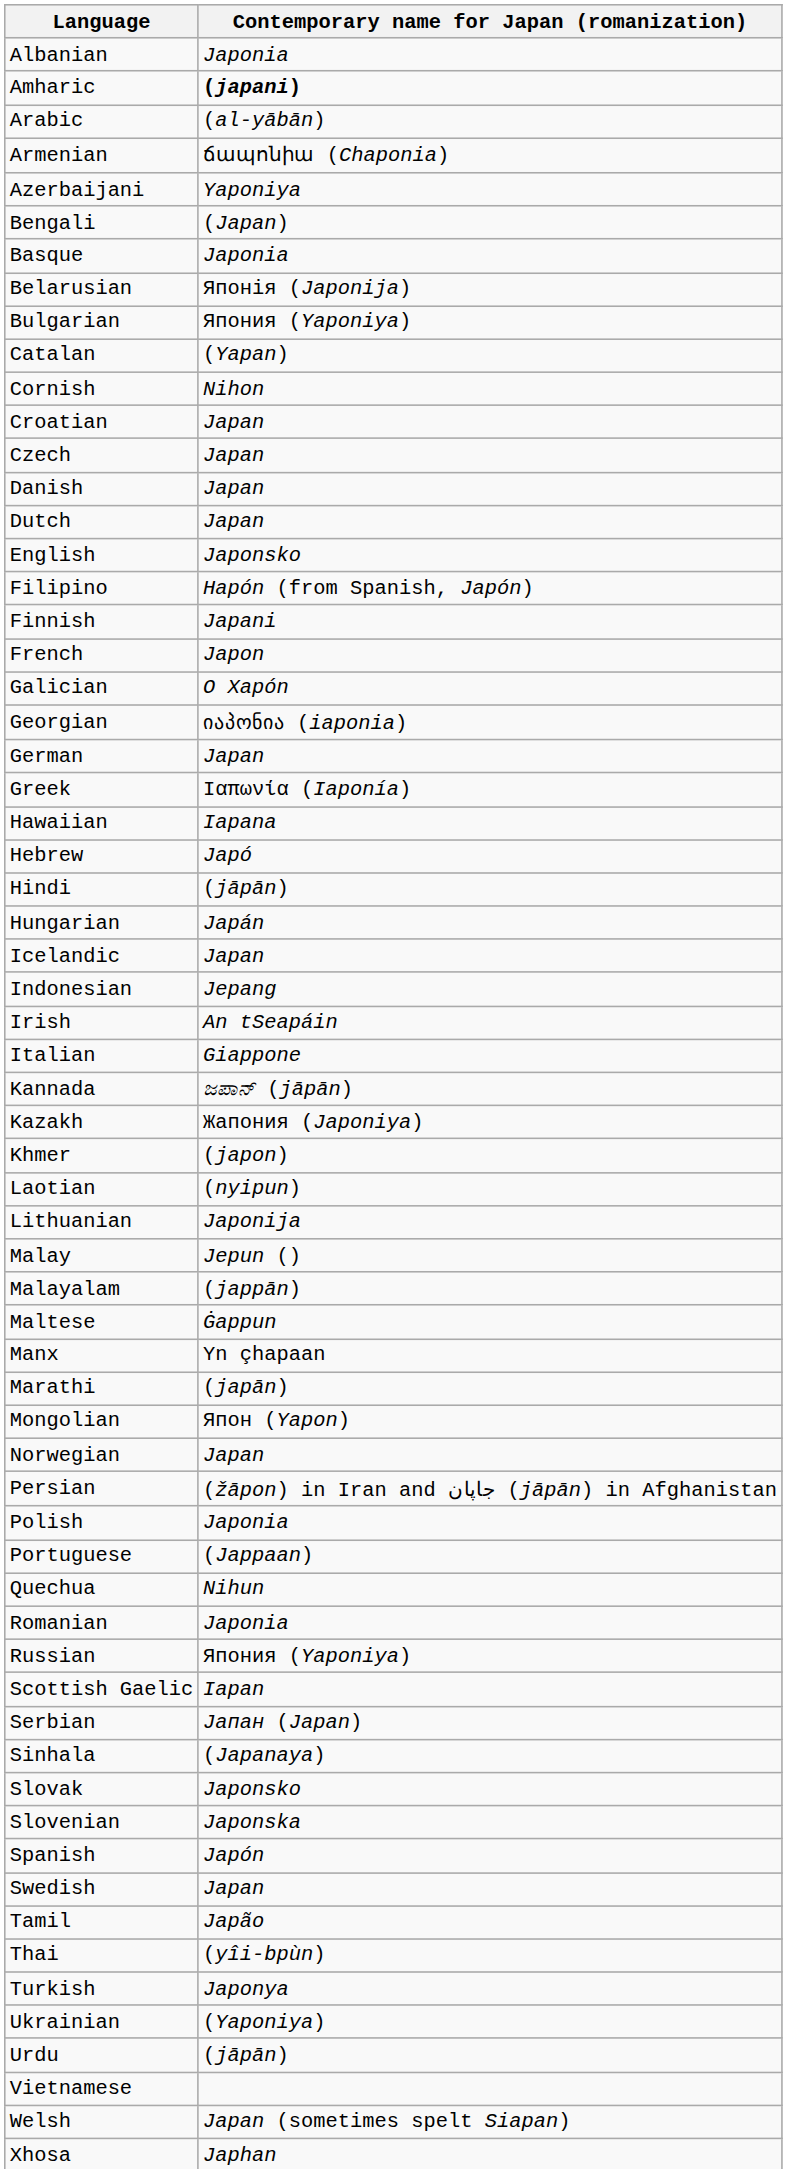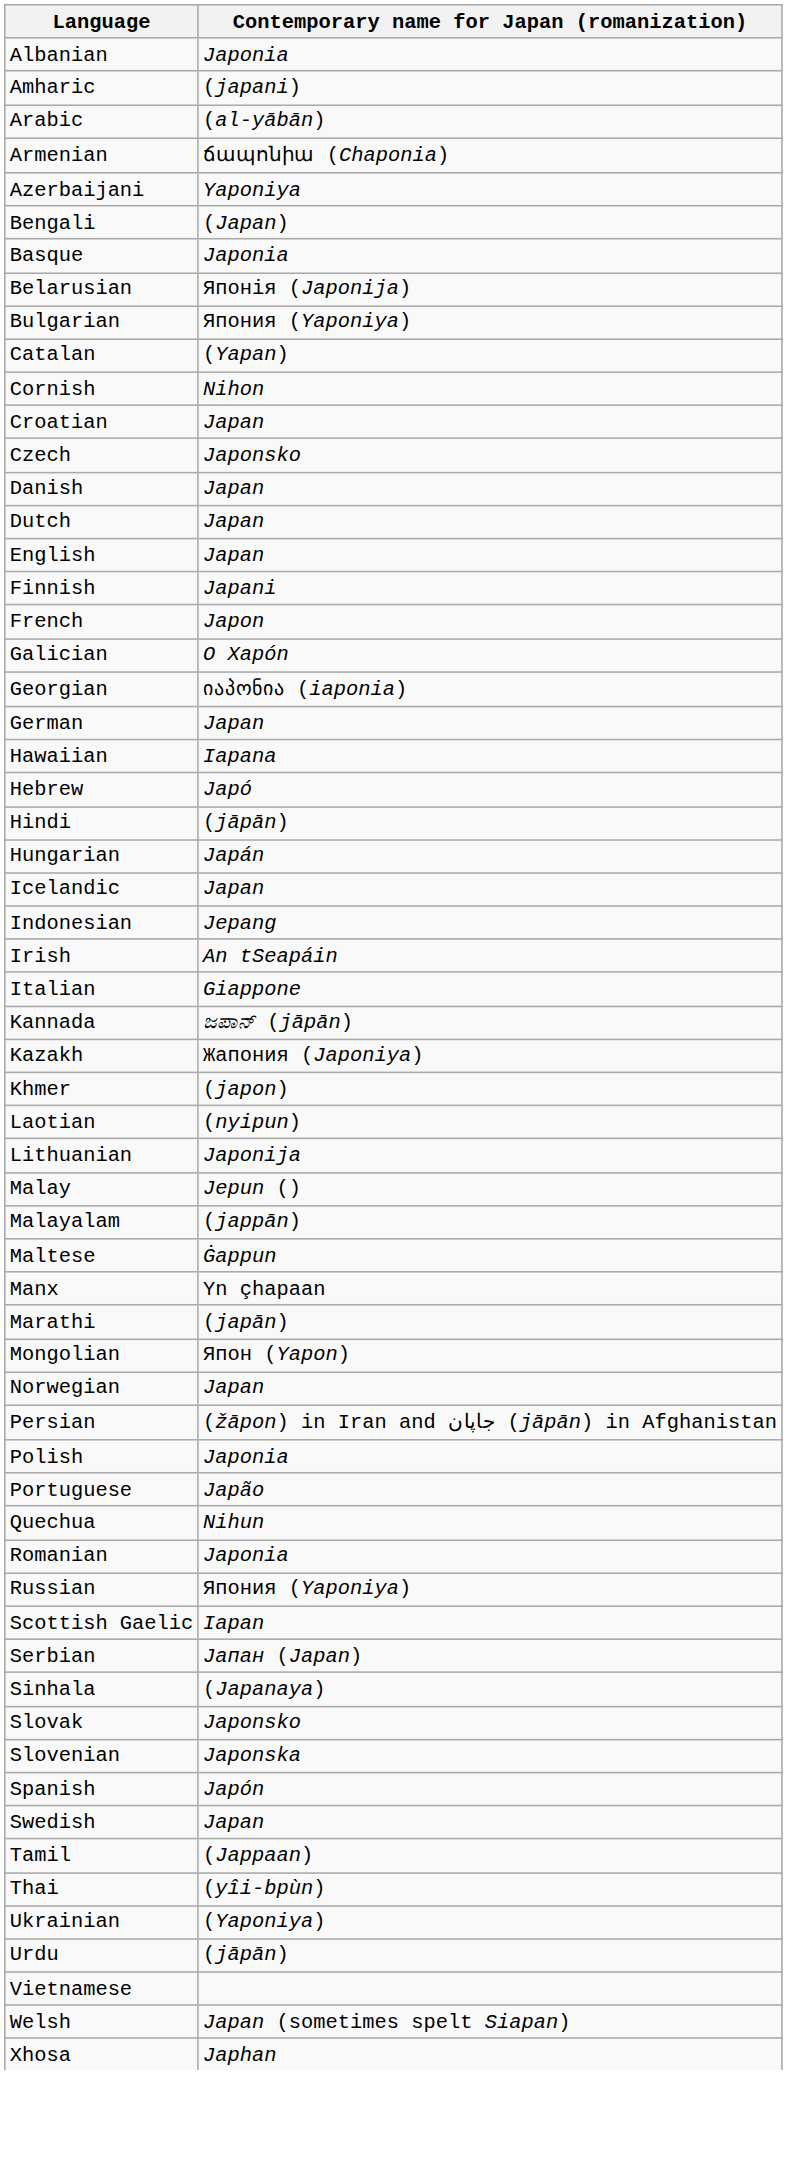(252, 88) bold -> (252, 88) normal
(234, 455) Japan -> (252, 455) Japonsko
(252, 555) Japonsko -> (234, 555) Japan
- row: (59, 588)
- row: (40, 790)
(258, 1556) (Jappaan) -> (234, 1490) Japão
(234, 1922) Japão -> (258, 1856) (Jappaan)
- row: (53, 1989)
